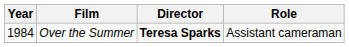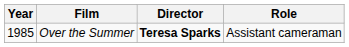(20, 33) 1984 -> (20, 33) 1985
